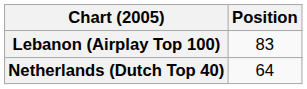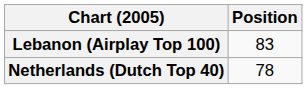(265, 70) 64 -> (265, 70) 78
